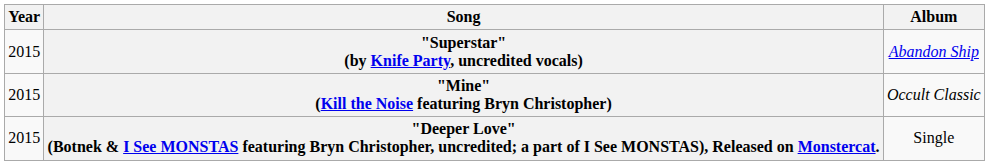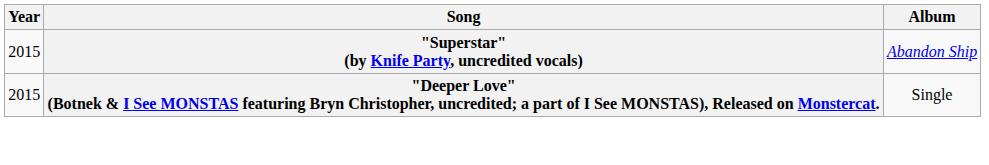- row: (464, 94)
